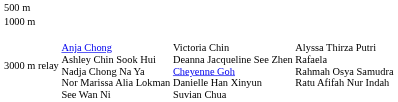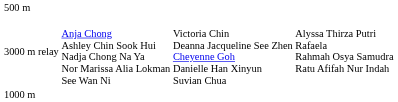rows swapped: (20, 22) <-> (31, 65)
